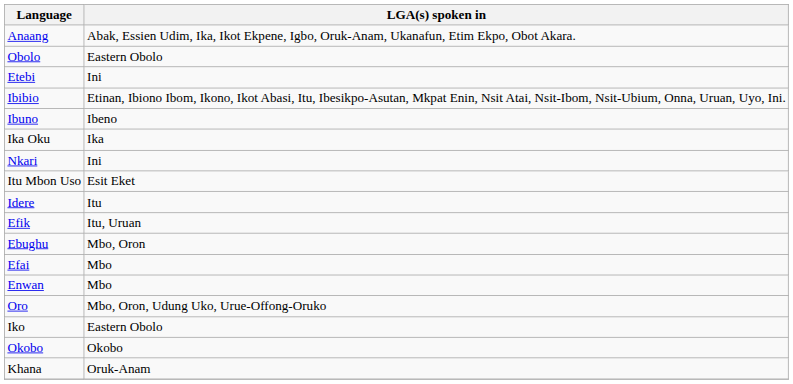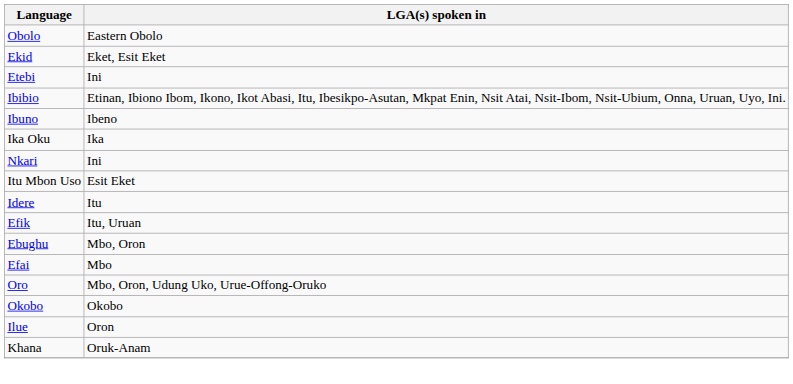- row: (28, 35)
+ row: (20, 56)
- row: (26, 285)
- row: (16, 327)
+ row: (18, 327)
